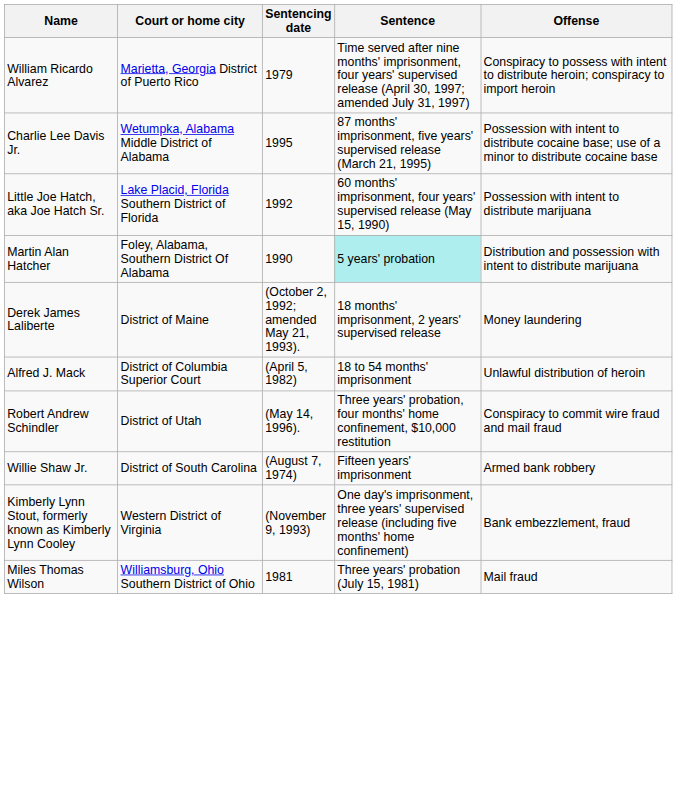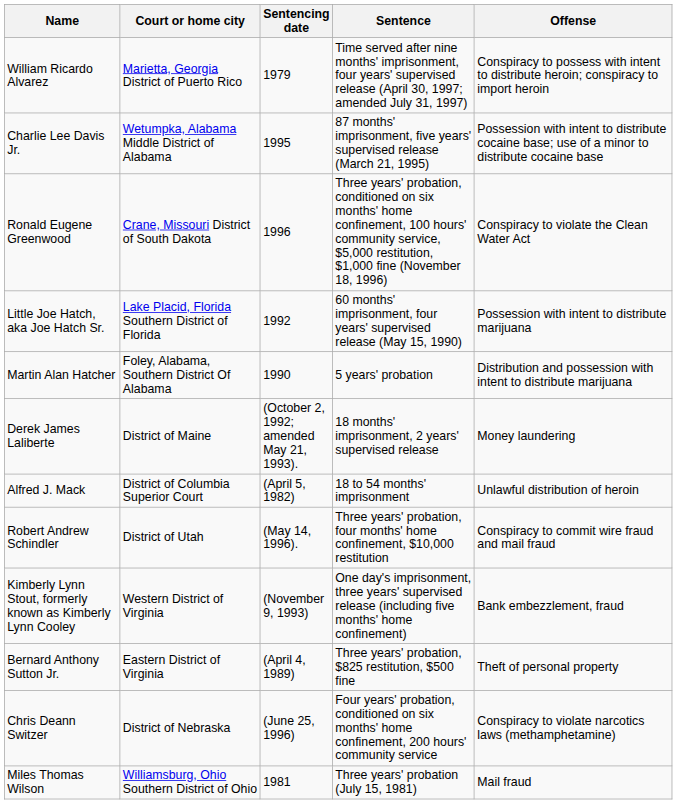+ row: (50, 232)
(386, 258) paleturquoise background -> (384, 375) no background
- row: (47, 468)
+ row: (53, 667)
+ row: (41, 728)
